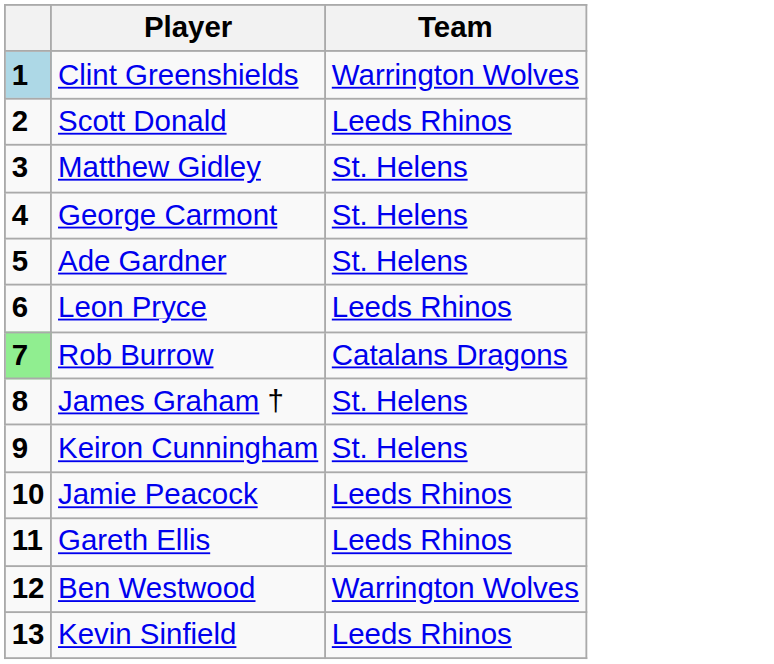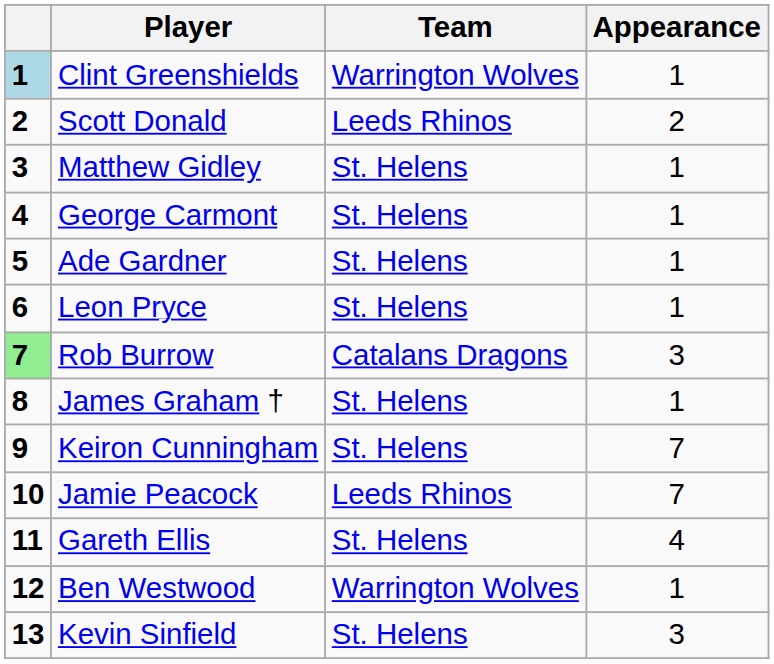+ column: (677, 27)
(422, 307) Leeds Rhinos -> (400, 307) St. Helens
(422, 541) Leeds Rhinos -> (400, 541) St. Helens
(422, 634) Leeds Rhinos -> (400, 634) St. Helens
